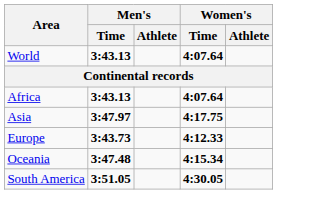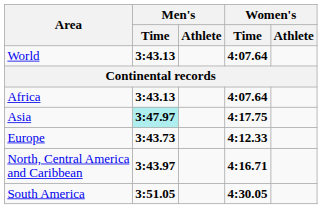(111, 117) no background -> (155, 117) paleturquoise background
+ row: (68, 165)
- row: (29, 158)
